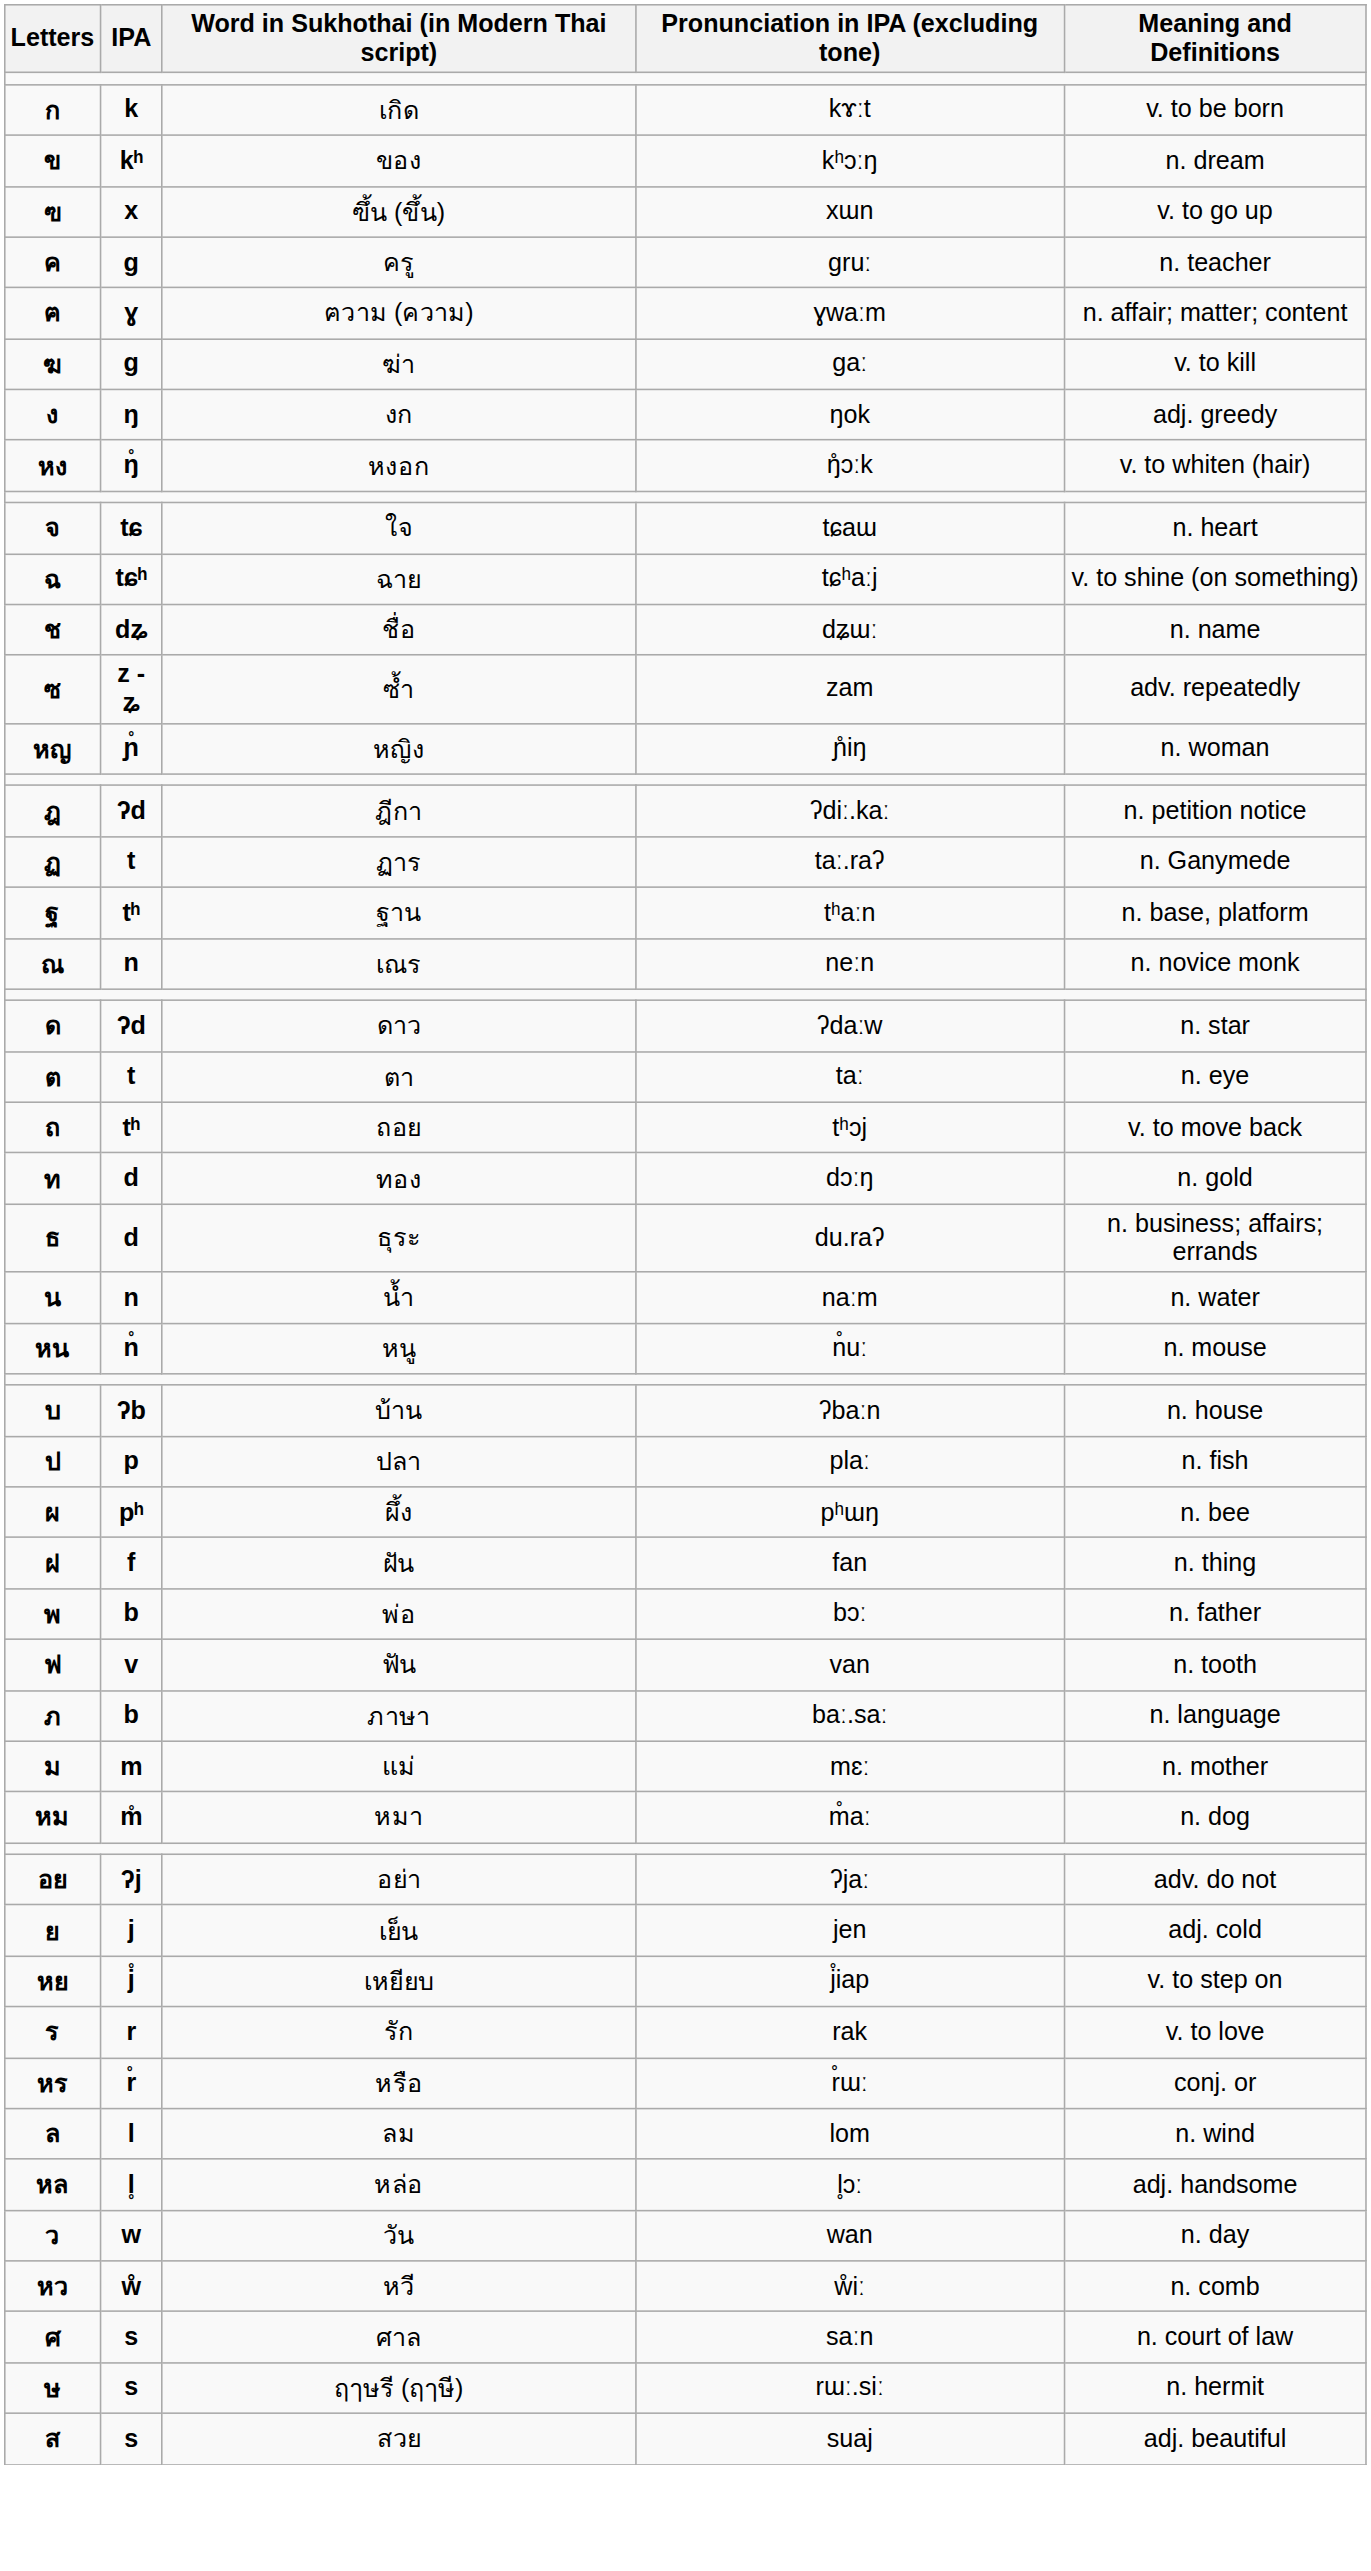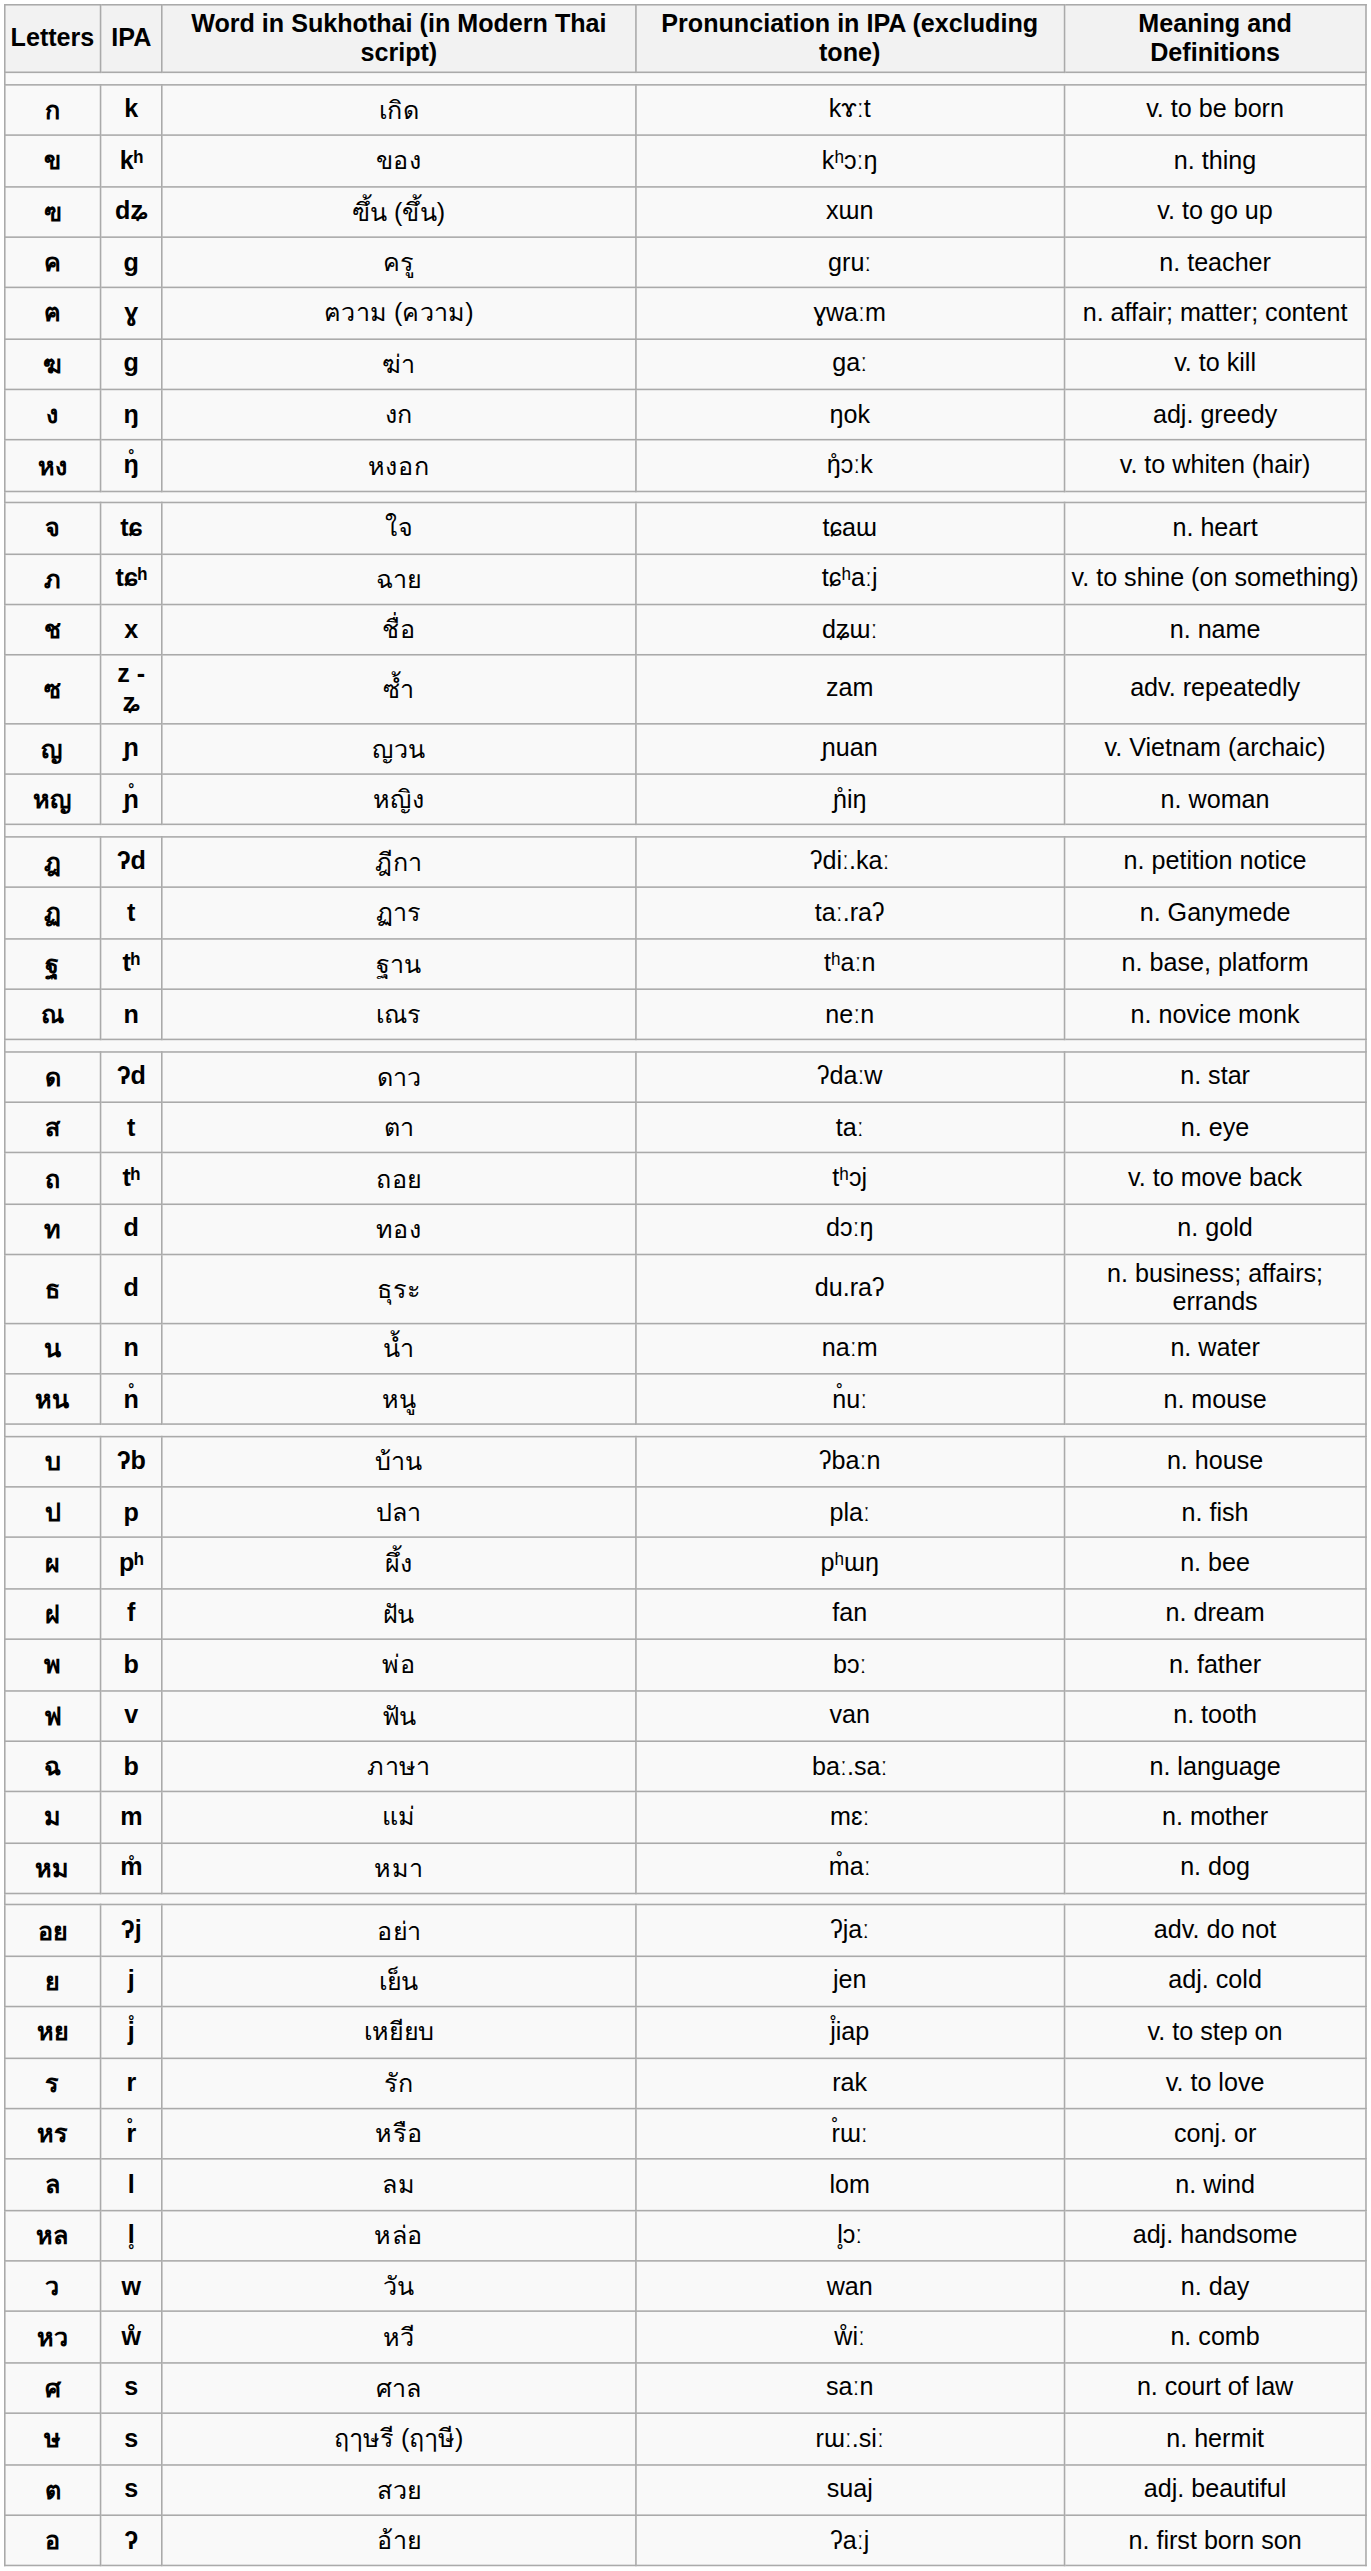(1215, 160) n. dream -> (1215, 160) n. thing
(131, 211) x -> (131, 211) dʑ
(52, 579) ฉ -> (52, 579) ภ
(131, 629) dʑ -> (131, 629) x
+ row: (399, 749)
(52, 1077) ต -> (52, 1128) ส
(1215, 1562) n. thing -> (1215, 1613) n. dream
(52, 1716) ภ -> (52, 1766) ฉ
(52, 2439) ส -> (52, 2490) ต
+ row: (399, 2540)
